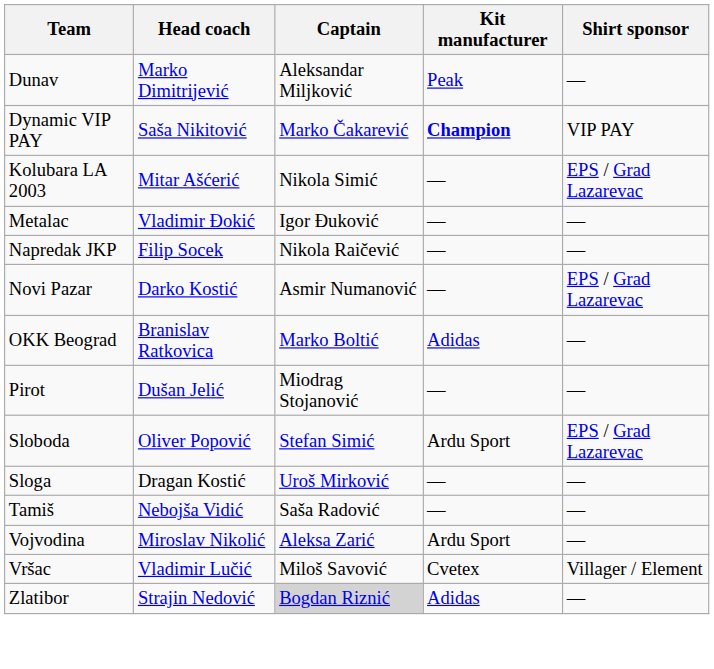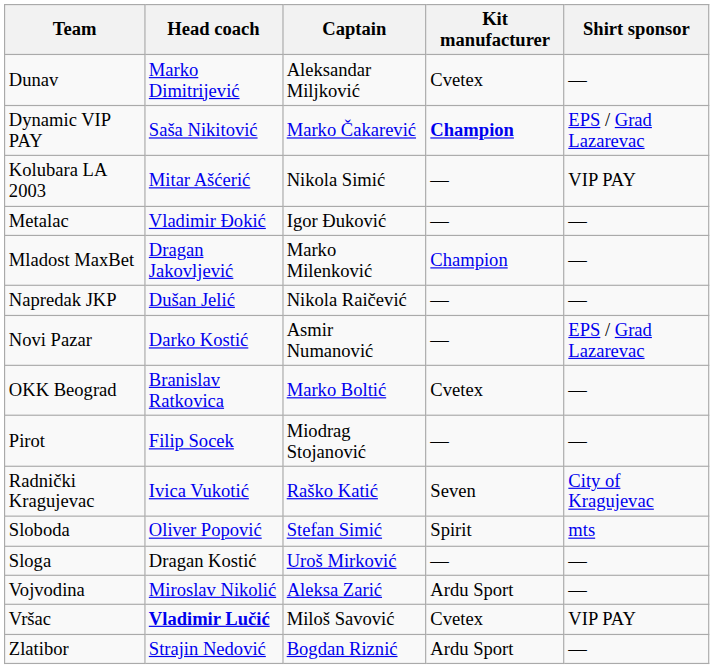(445, 79) Peak -> (457, 79) Cvetex
(601, 130) VIP PAY -> (610, 130) EPS / Grad Lazarevac
(609, 180) EPS / Grad Lazarevac -> (602, 180) VIP PAY
+ row: (71, 260)
(180, 249) Filip Socek -> (192, 300) Dušan Jelić
(453, 340) Adidas -> (457, 390) Cvetex
(181, 390) Dušan Jelić -> (191, 440) Filip Socek
+ row: (52, 491)
(469, 440) Ardu Sport -> (451, 530) Spirit
(609, 440) EPS / Grad Lazarevac -> (582, 530) mts
- row: (31, 510)
(195, 568) normal -> (209, 619) bold
(635, 568) Villager / Element -> (602, 619) VIP PAY
(335, 598) lightgrey background -> (342, 648) no background
(453, 598) Adidas -> (472, 648) Ardu Sport
